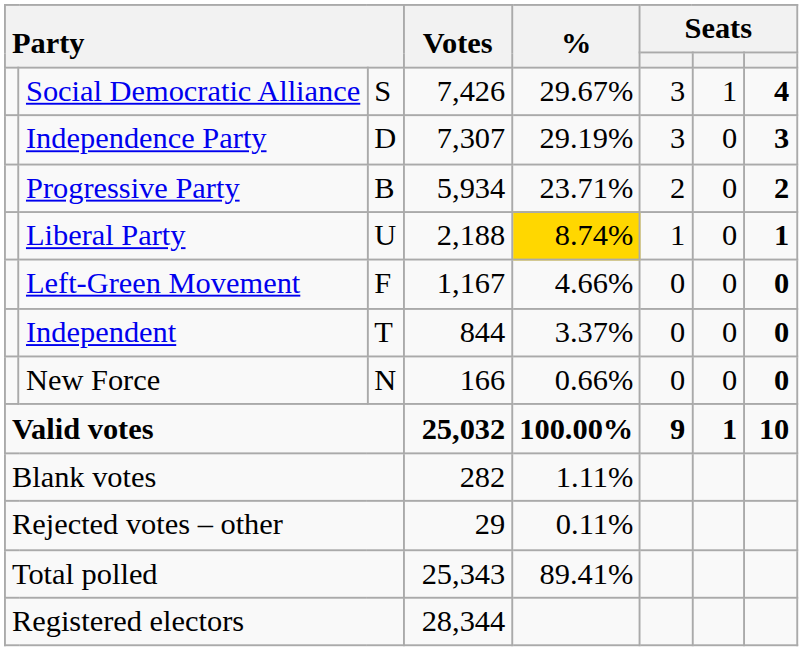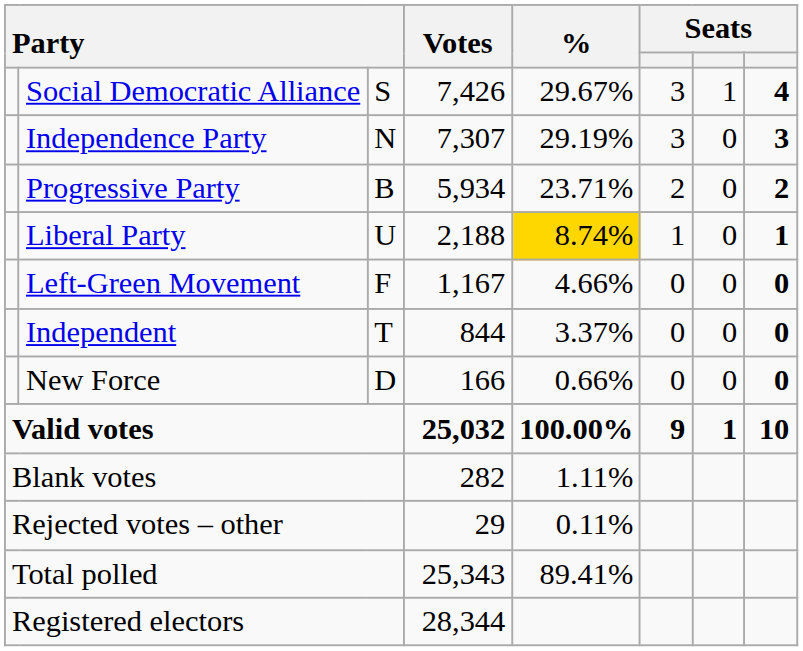(385, 139) D -> (385, 139) N
(385, 380) N -> (385, 380) D
